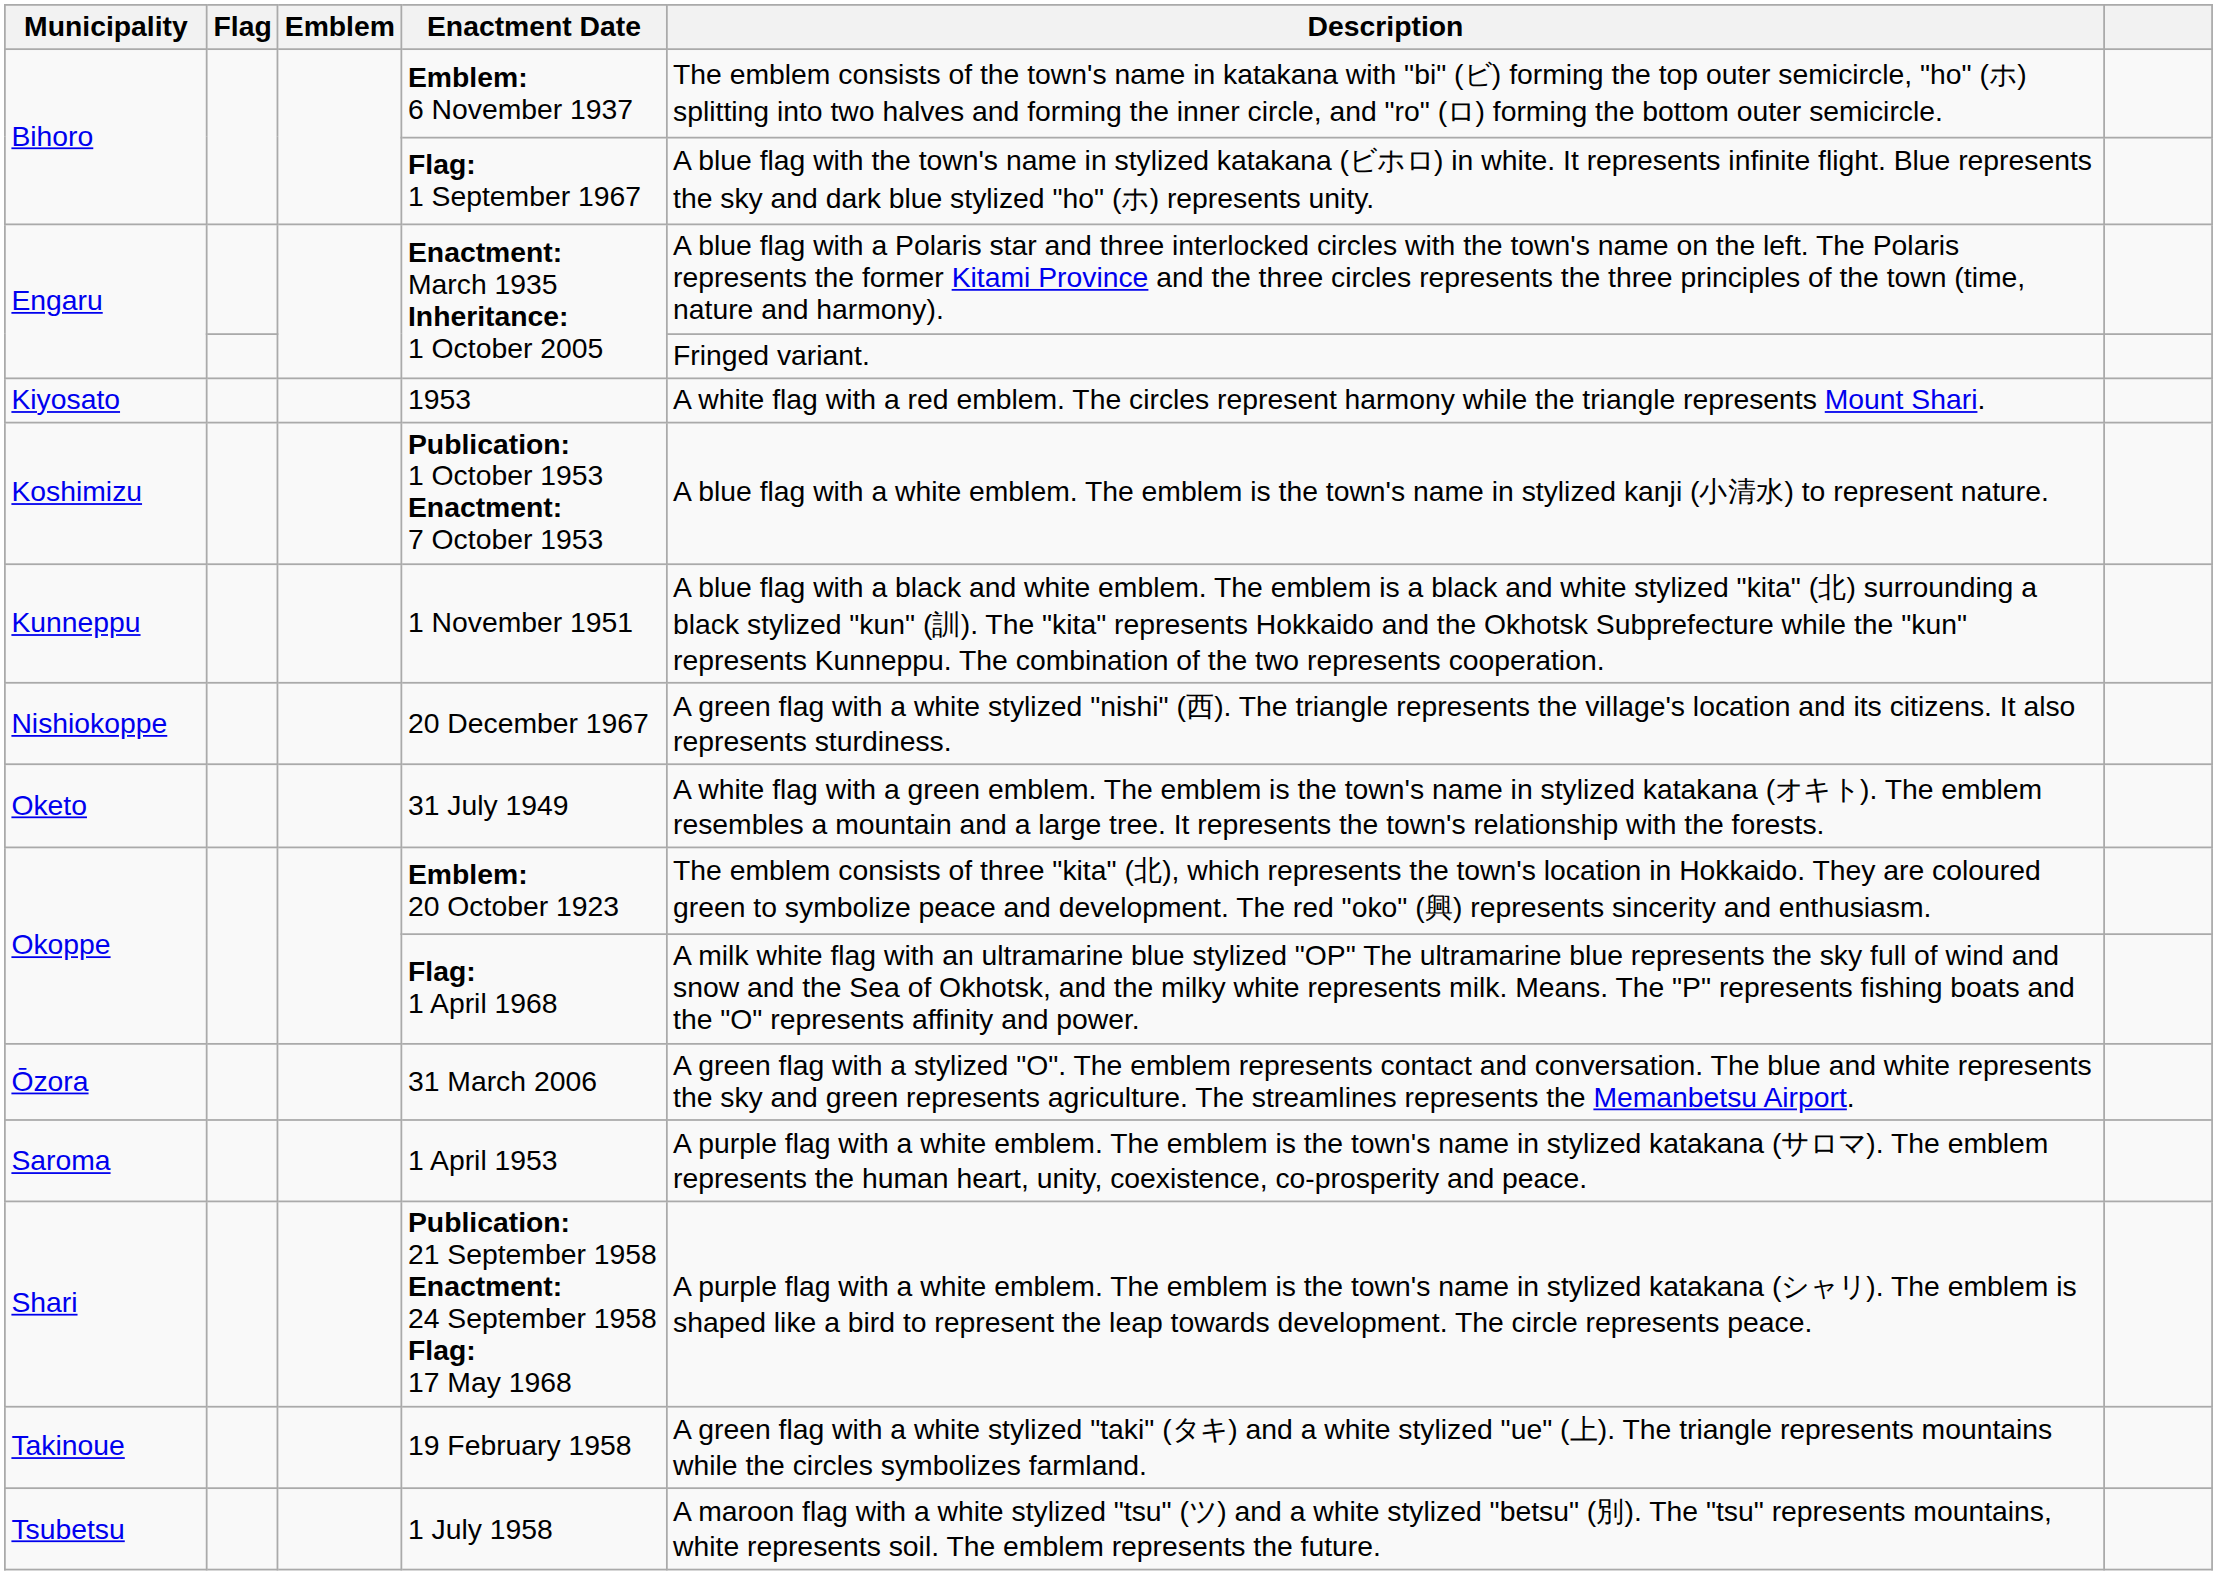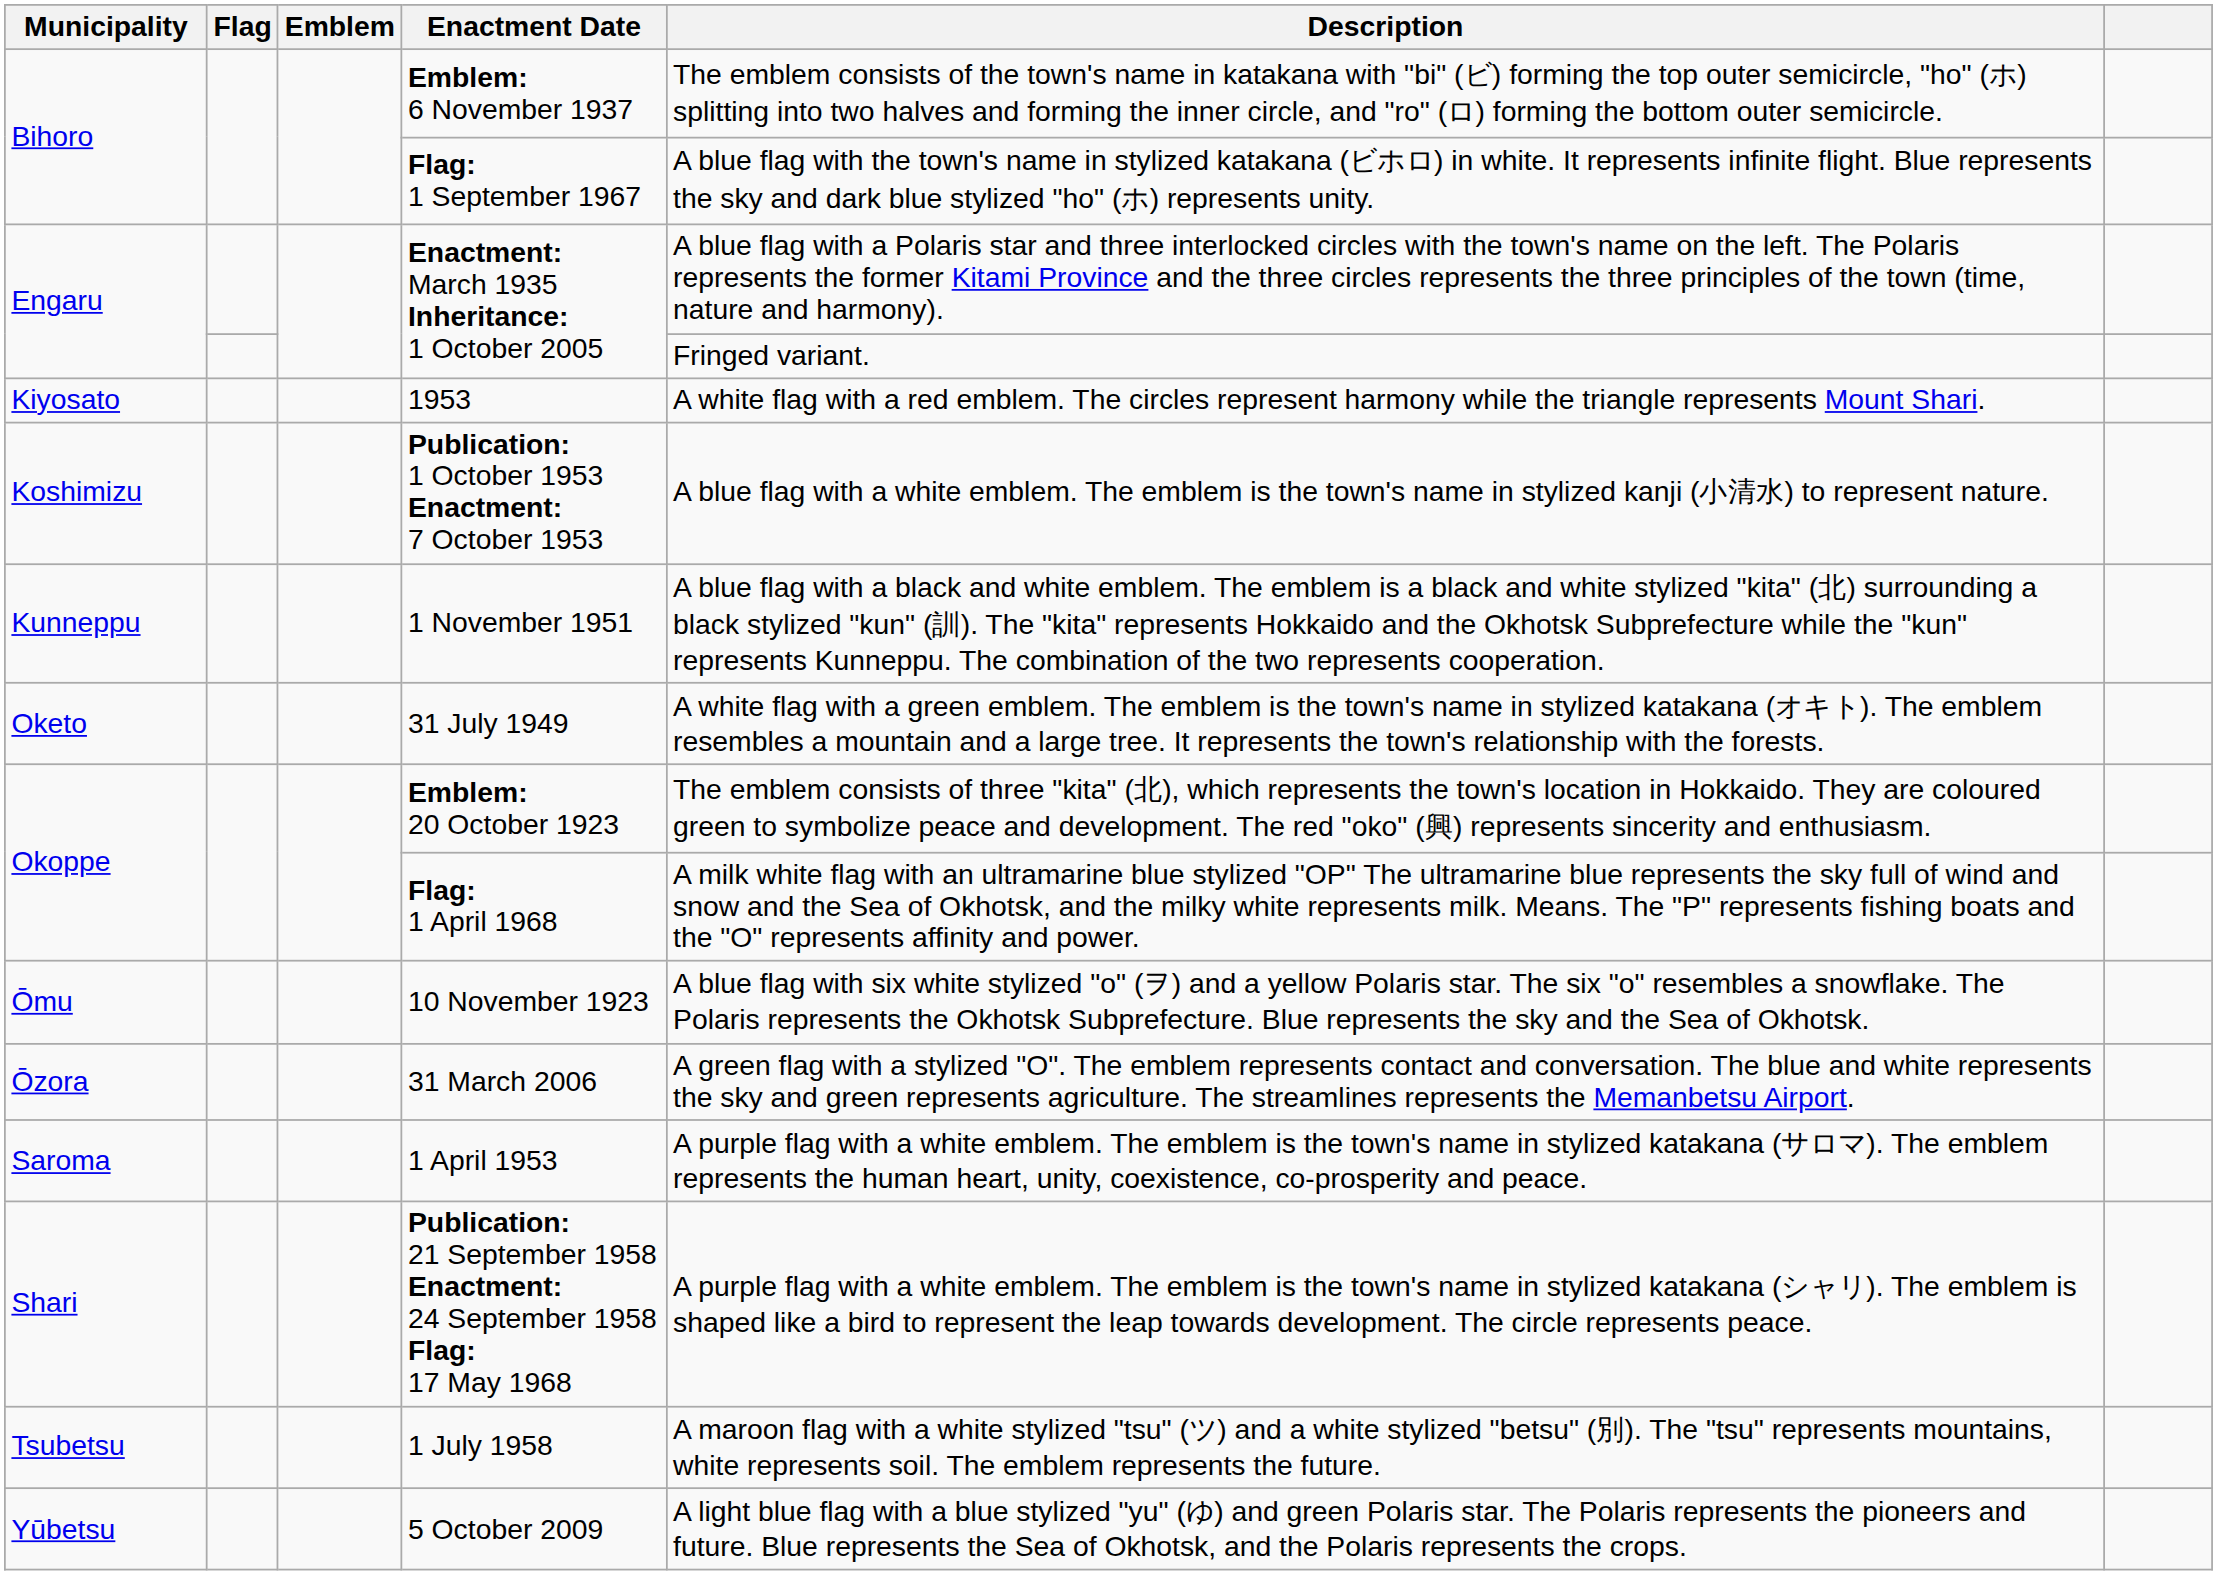- row: (89, 723)
+ row: (42, 1001)
- row: (68, 1446)
+ row: (63, 1528)
